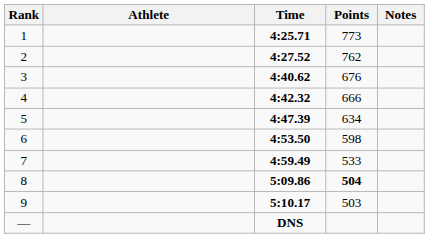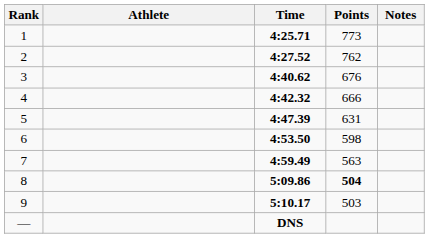(352, 118) 634 -> (352, 118) 631
(352, 160) 533 -> (352, 160) 563
